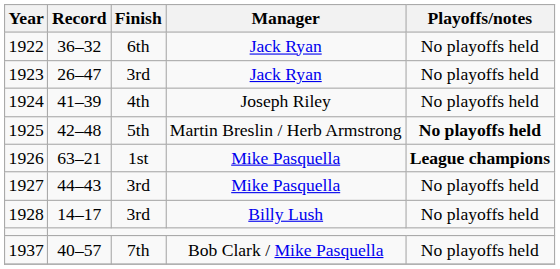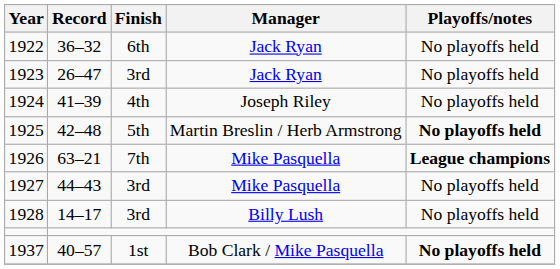(138, 158) 1st -> (138, 158) 7th
(138, 249) 7th -> (138, 249) 1st
(480, 249) normal -> (480, 249) bold
